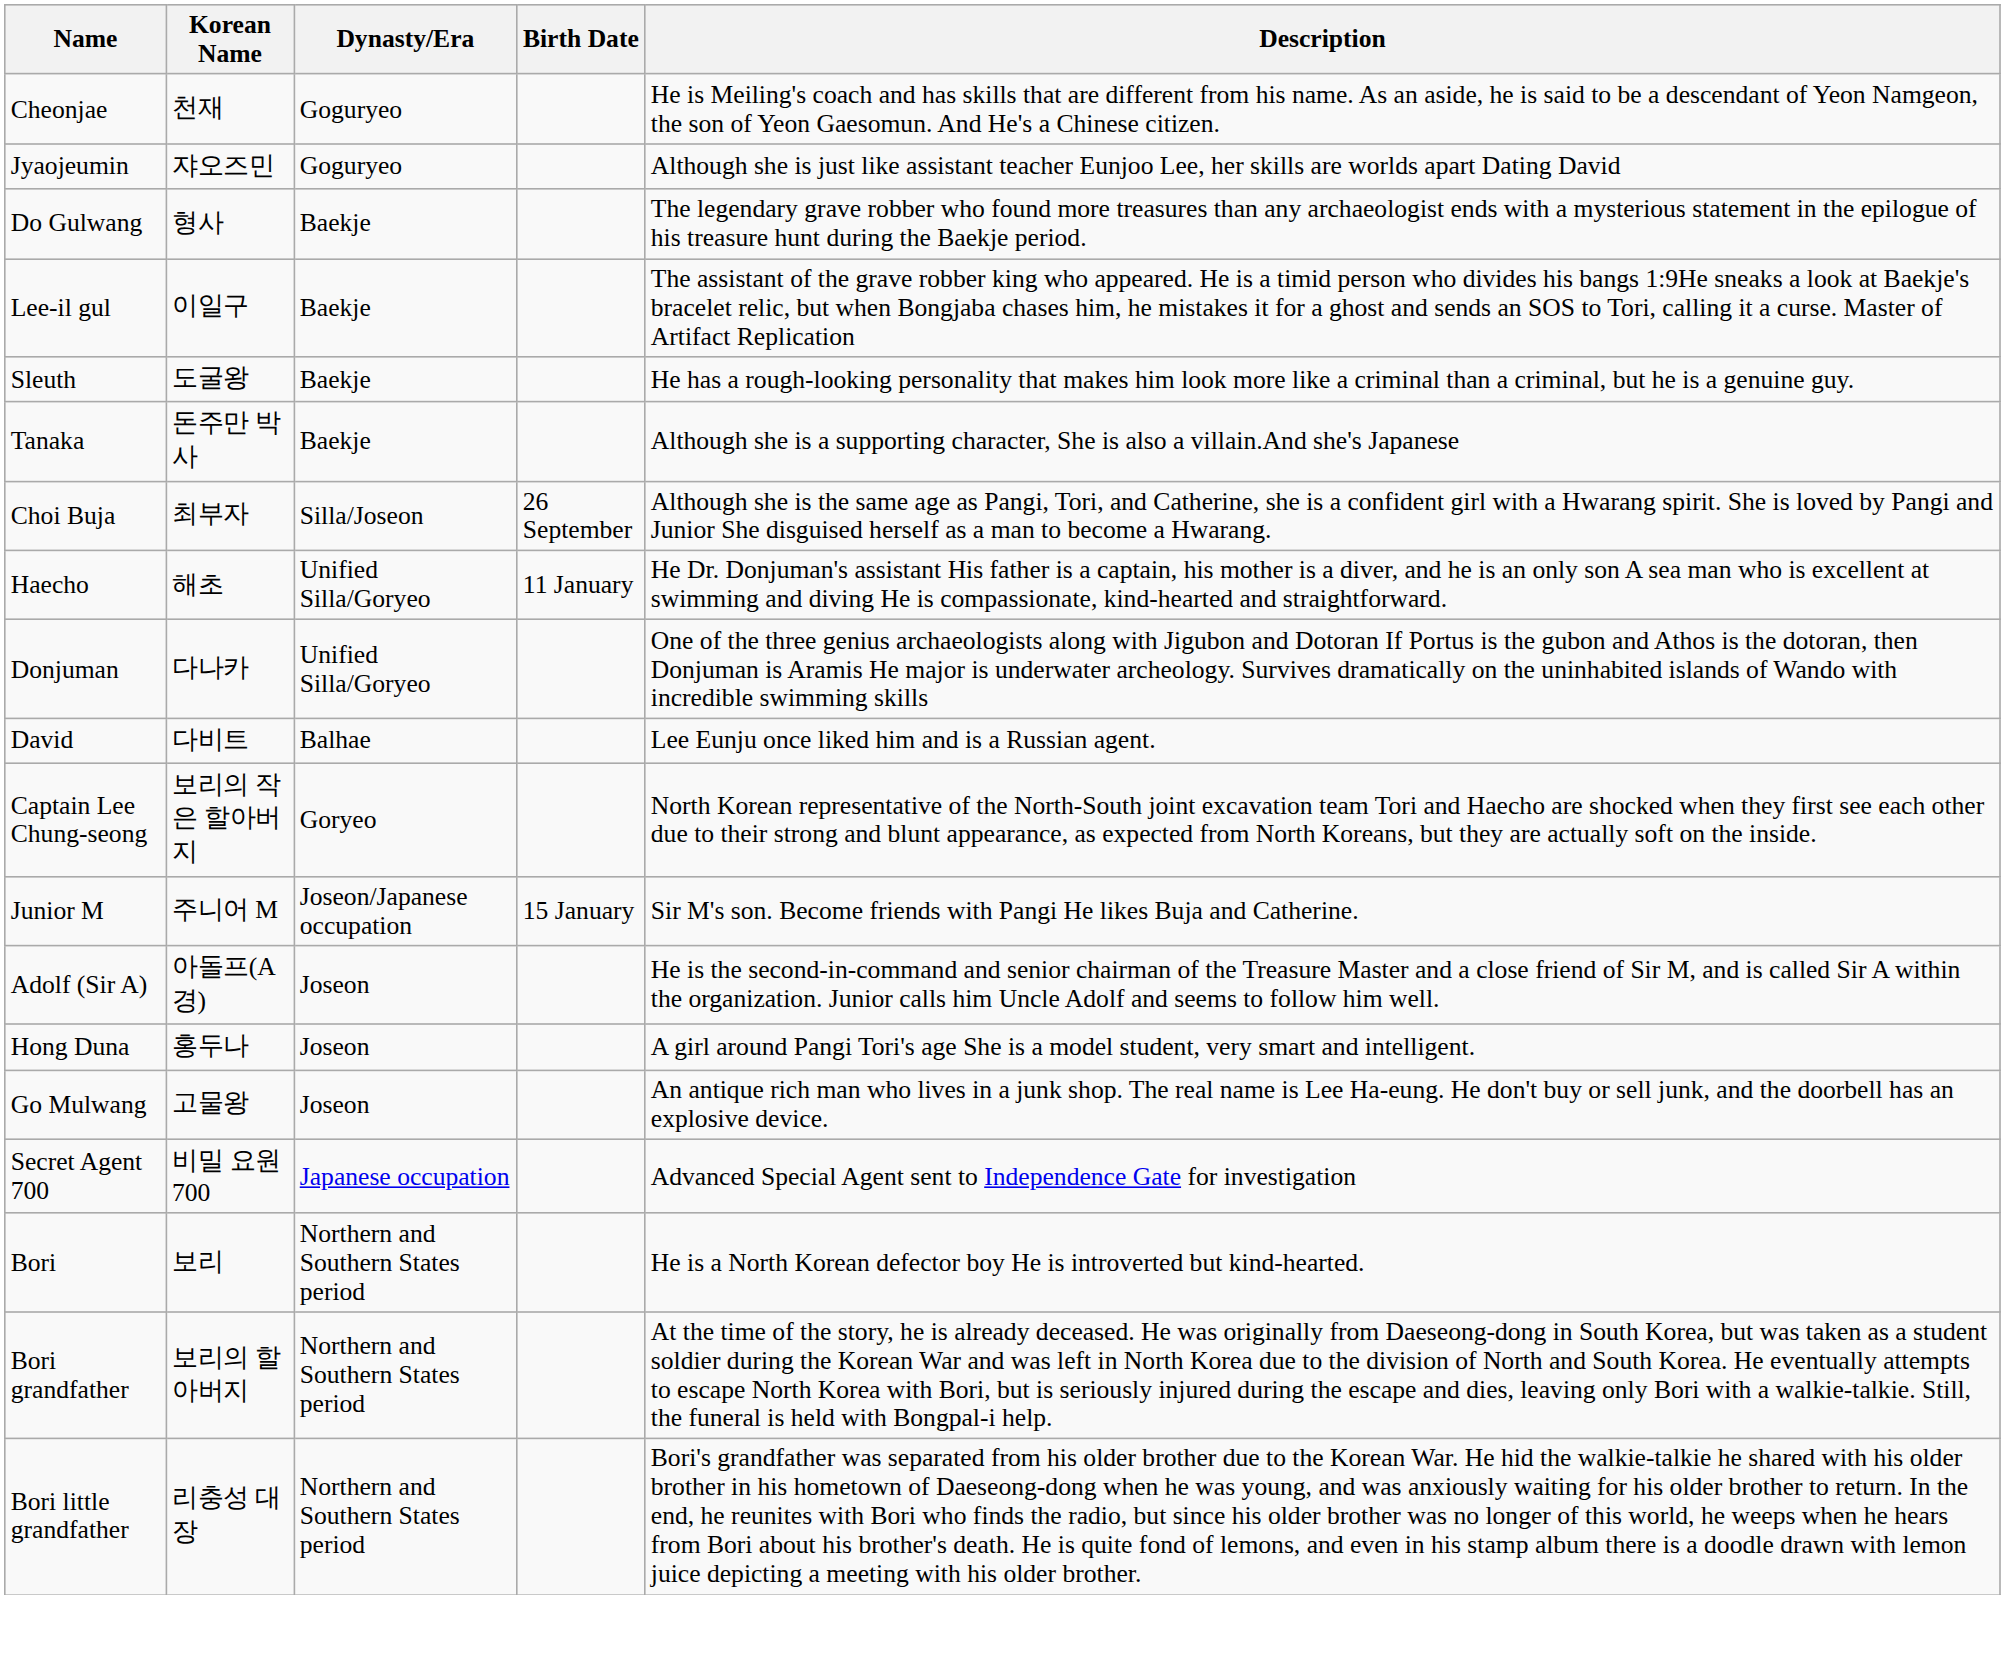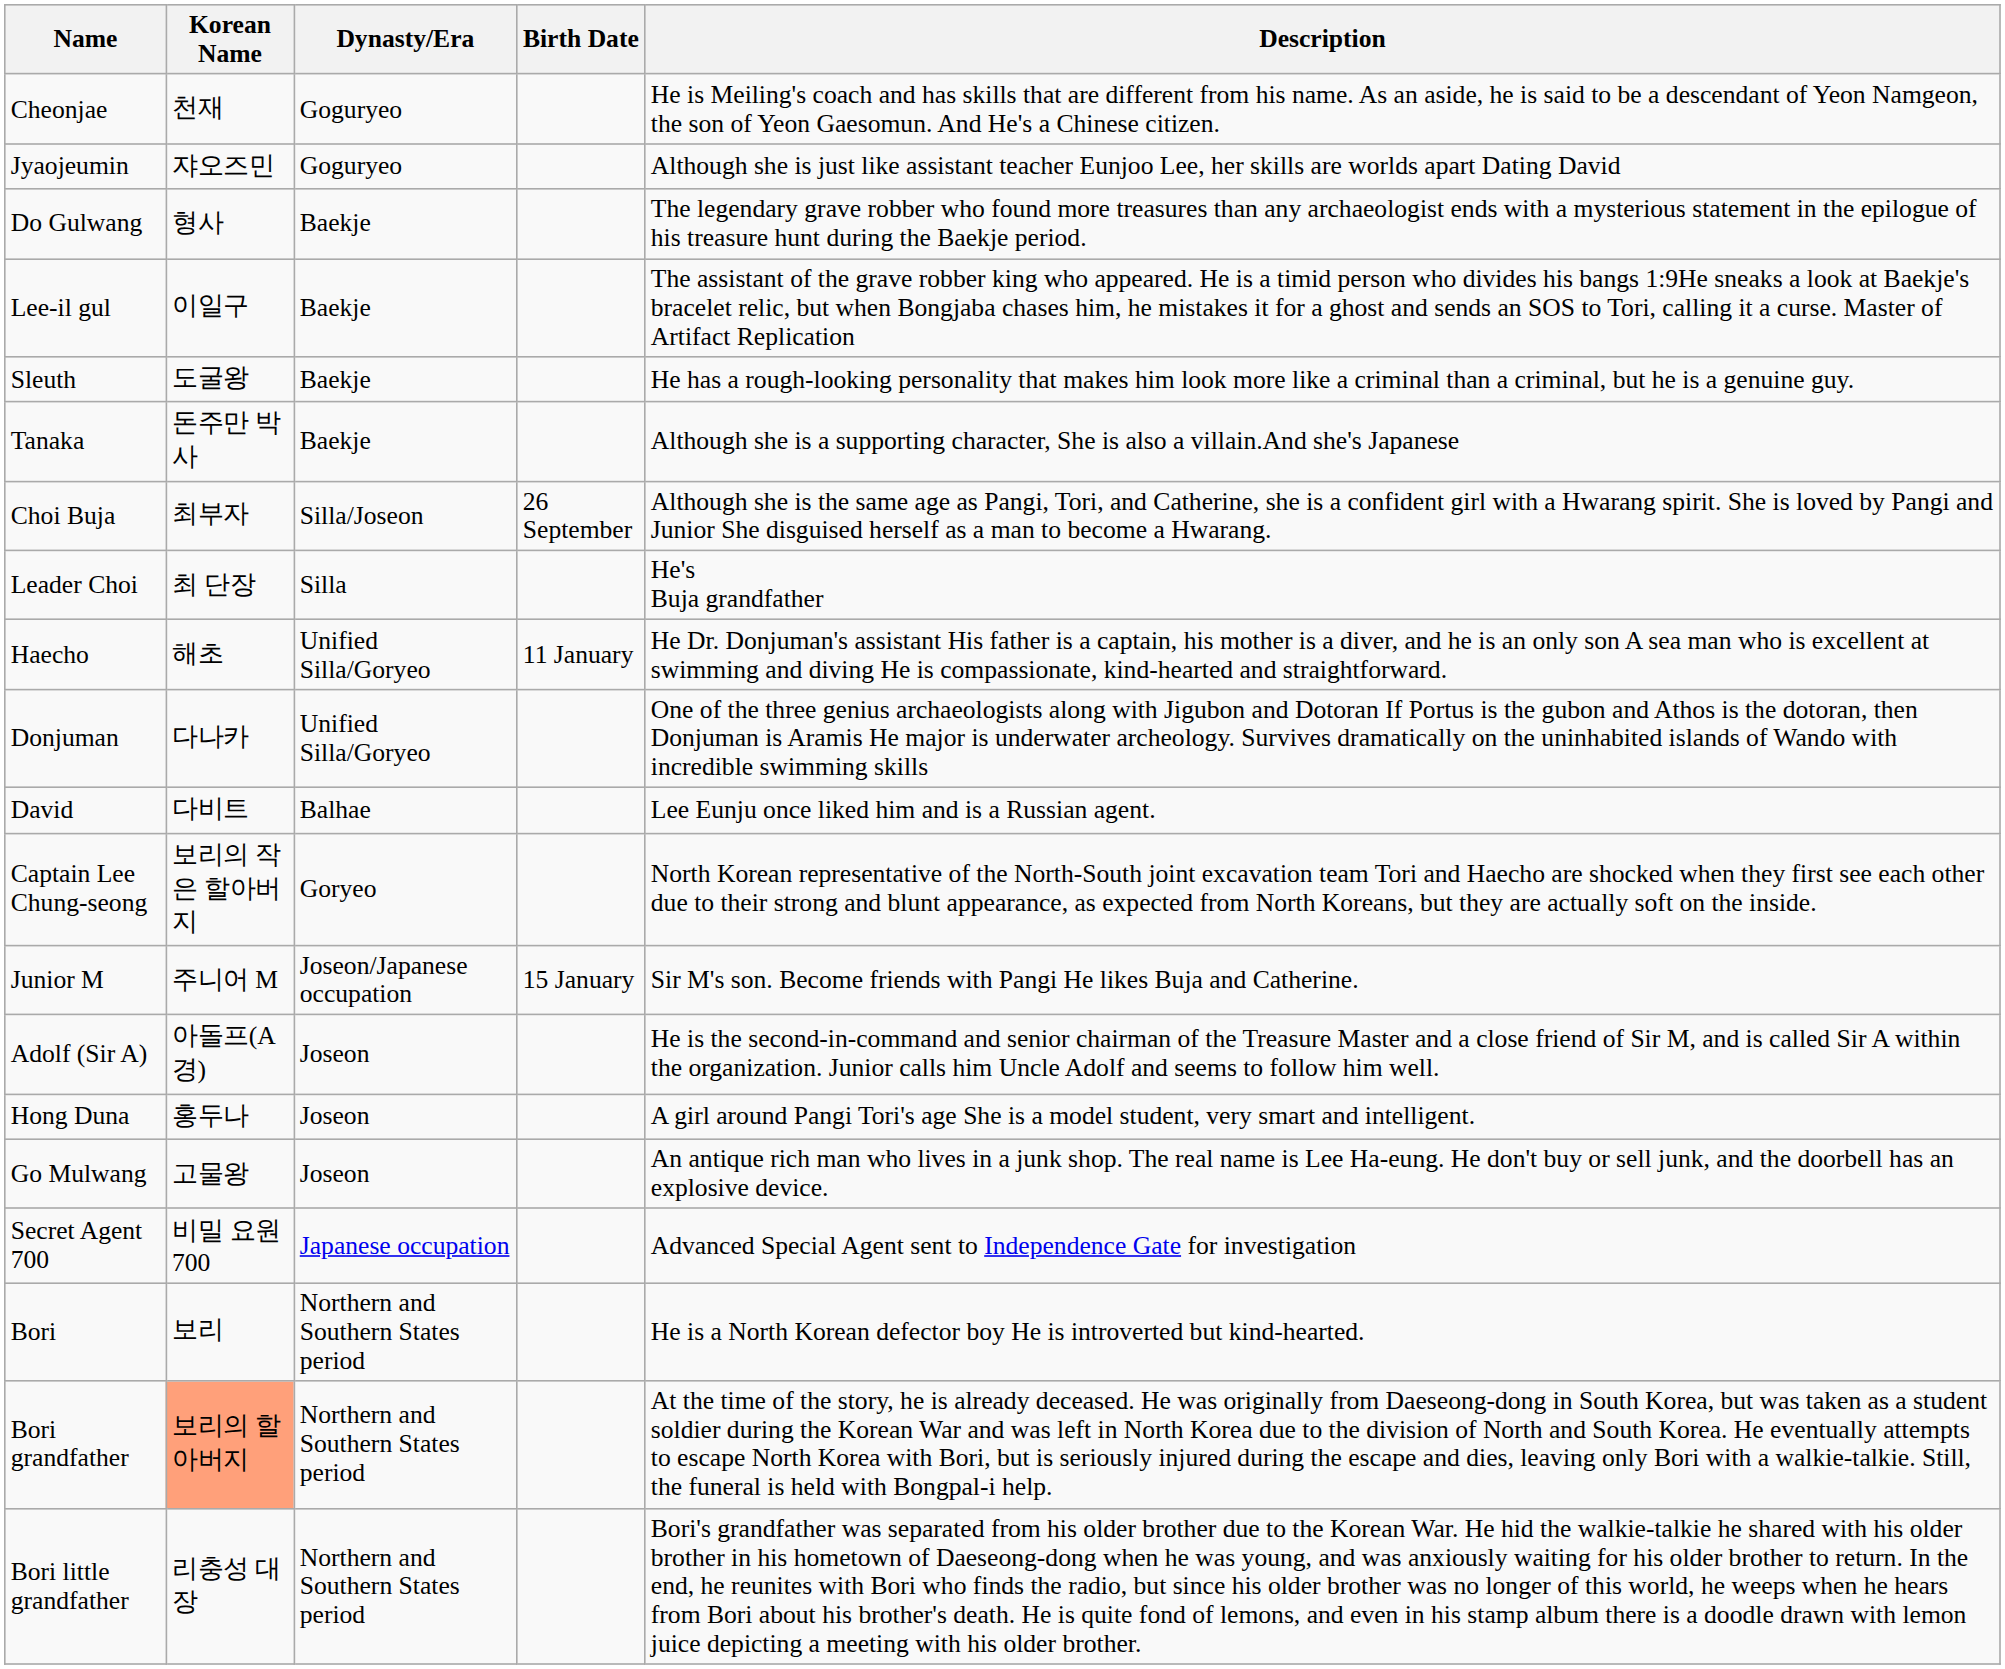+ row: (74, 584)
(226, 1374) no background -> (226, 1443) lightsalmon background
